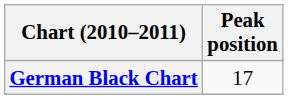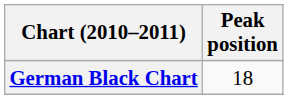(243, 77) 17 -> (243, 77) 18
